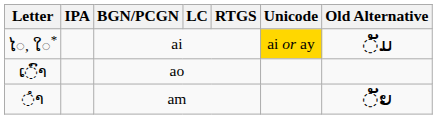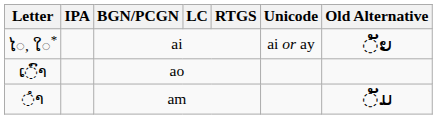(291, 43) gold background -> (291, 43) no background
(377, 44) ◌ັມ -> (377, 44) ◌ັຍ
(377, 99) ◌ັຍ -> (377, 99) ◌ັມ
